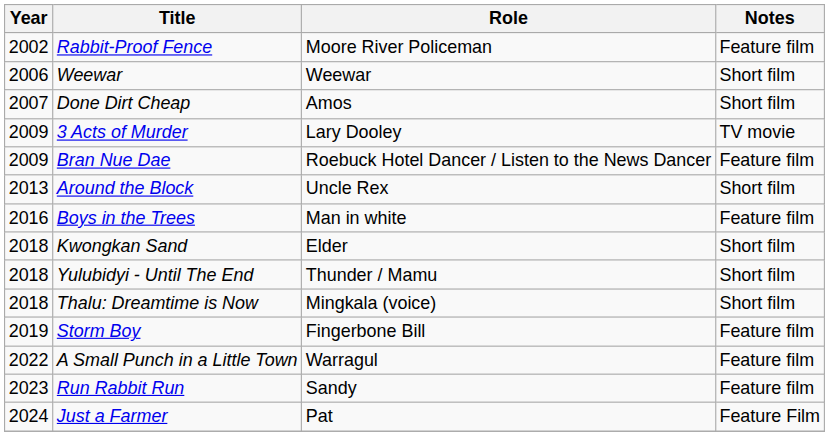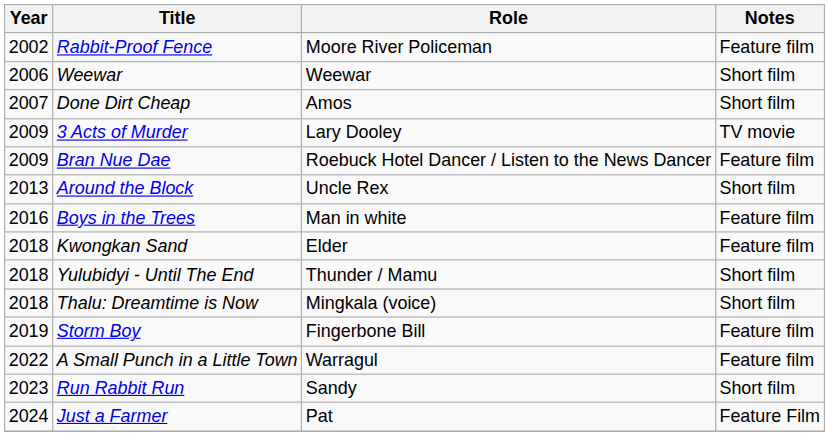(757, 246) Short film -> (767, 246) Feature film
(767, 388) Feature film -> (757, 388) Short film
